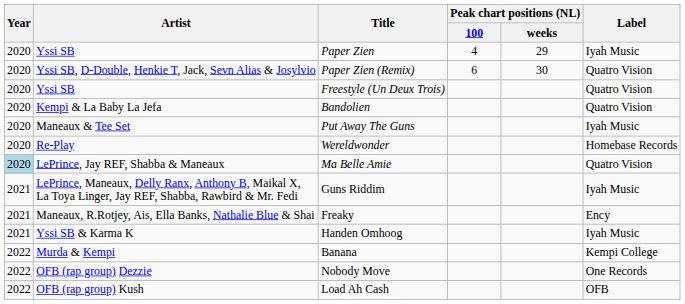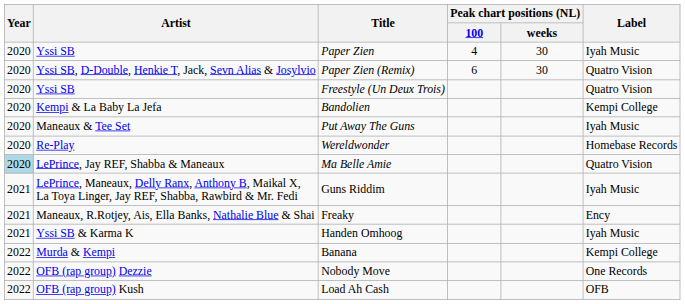(542, 51) 29 -> (542, 51) 30
(619, 107) Quatro Vision -> (622, 107) Kempi College
